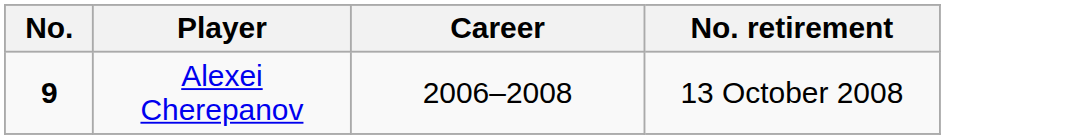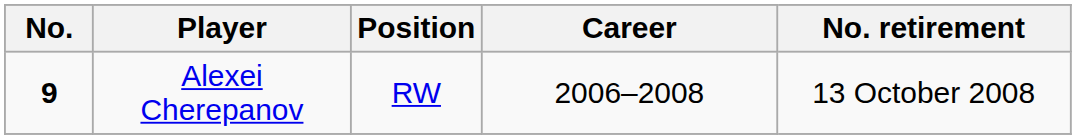+ column: (416, 28)
